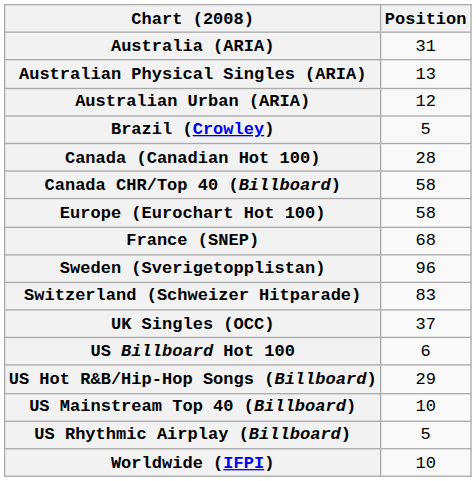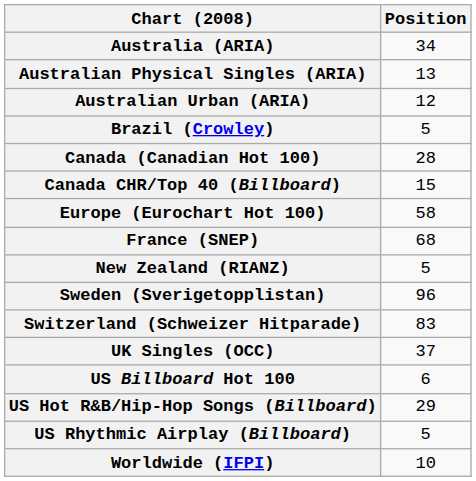(426, 46) 31 -> (426, 46) 34
(426, 185) 58 -> (426, 185) 15
+ row: (193, 268)
- row: (193, 407)
